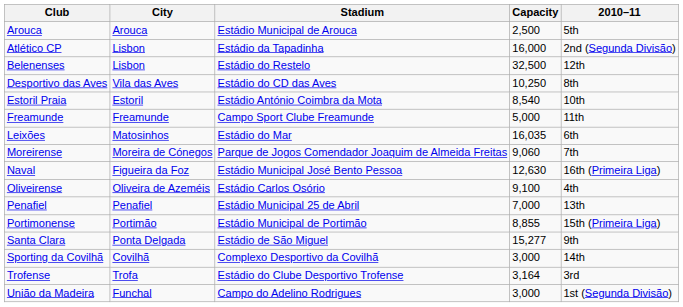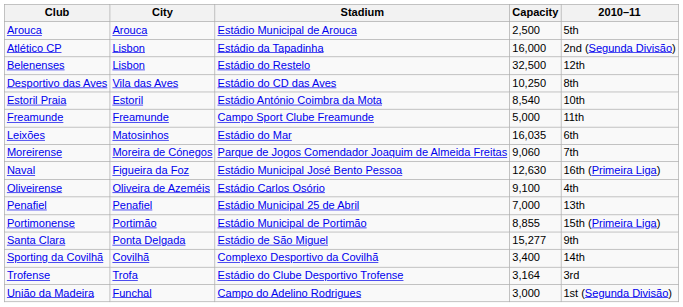(526, 258) 3,000 -> (526, 258) 3,400
